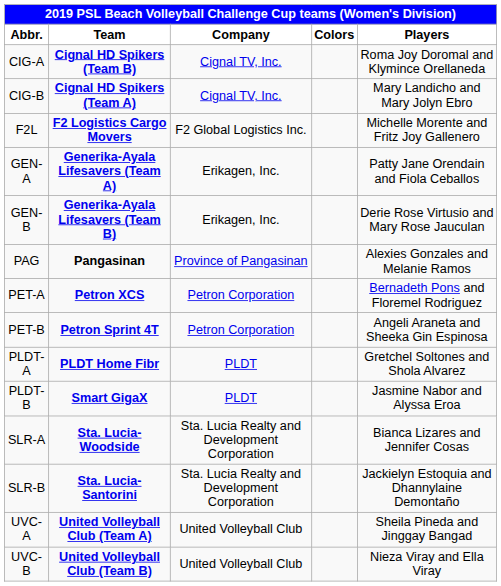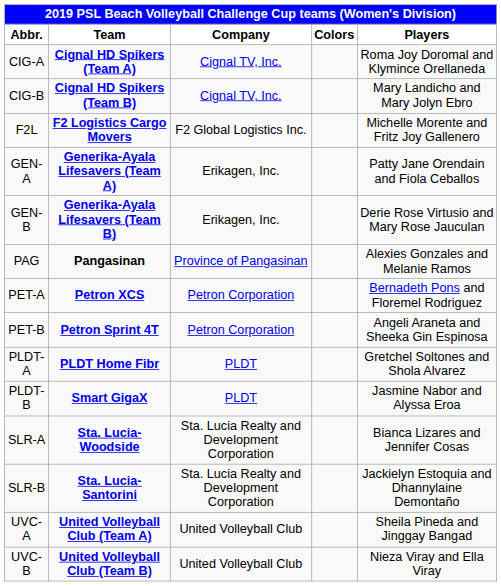(110, 61) Cignal HD Spikers (Team B) -> (110, 61) Cignal HD Spikers (Team A)
(110, 95) Cignal HD Spikers (Team A) -> (110, 95) Cignal HD Spikers (Team B)
